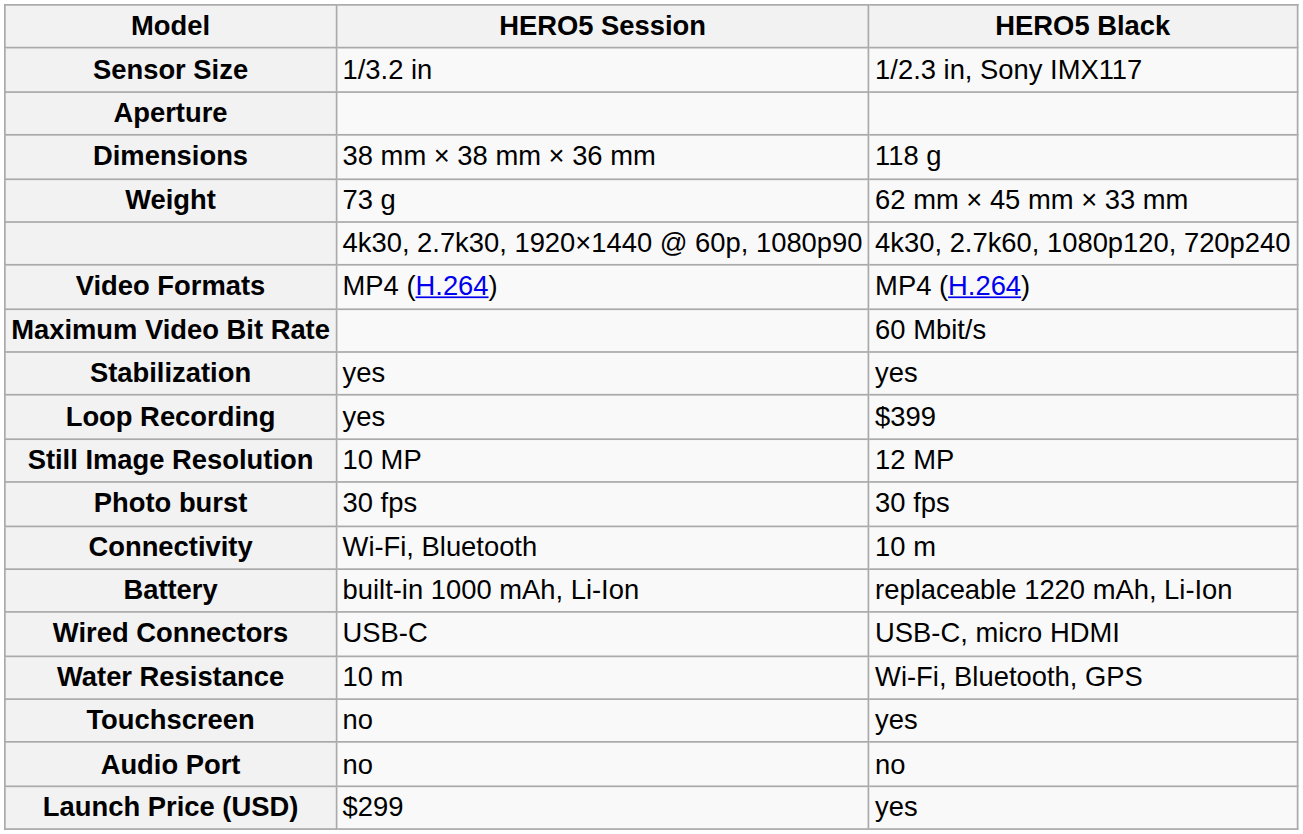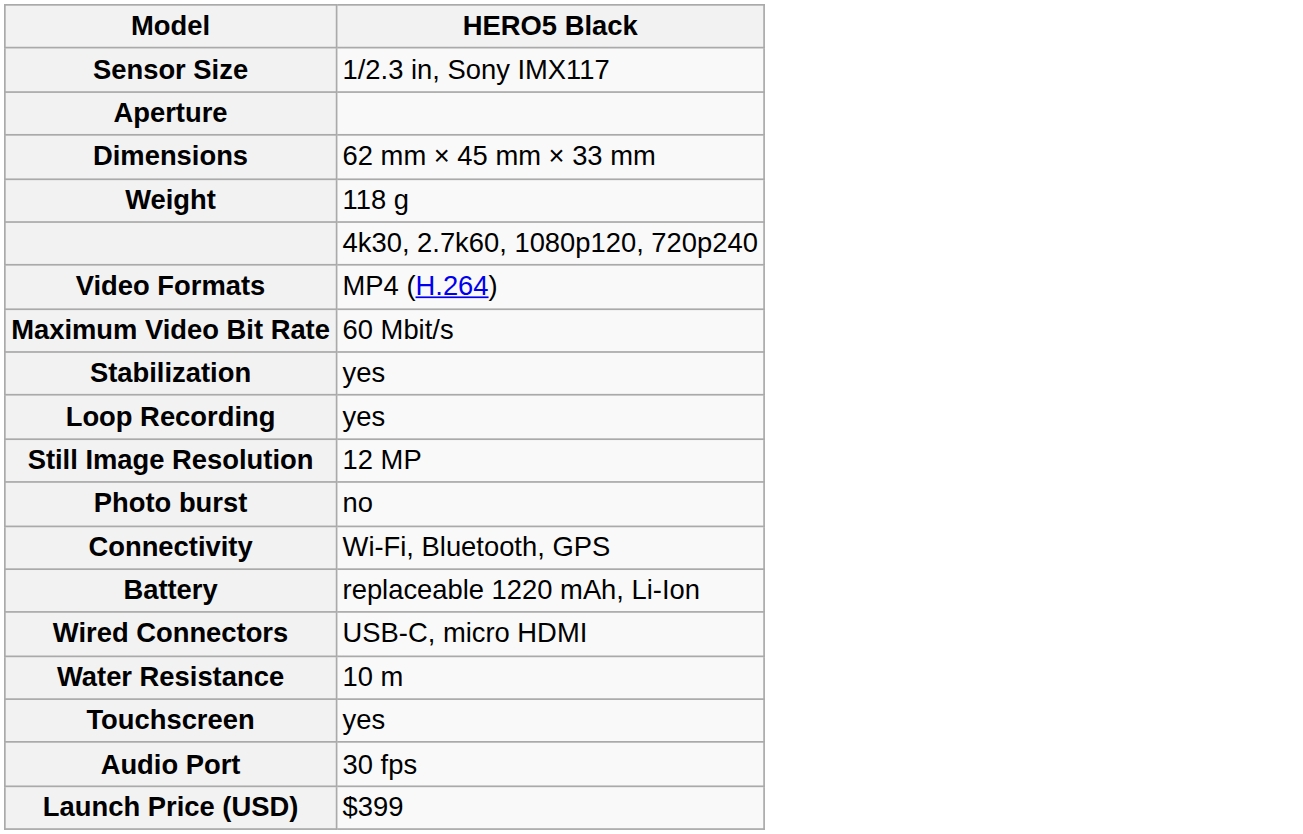- column: (603, 26)
(908, 156) 118 g -> (499, 156) 62 mm × 45 mm × 33 mm
(1032, 199) 62 mm × 45 mm × 33 mm -> (376, 199) 118 g
(906, 416) $399 -> (364, 416) yes
(912, 503) 30 fps -> (358, 503) no
(906, 546) 10 m -> (476, 546) Wi-Fi, Bluetooth, GPS
(1009, 677) Wi-Fi, Bluetooth, GPS -> (373, 677) 10 m
(890, 763) no -> (380, 763) 30 fps
(896, 807) yes -> (373, 807) $399
